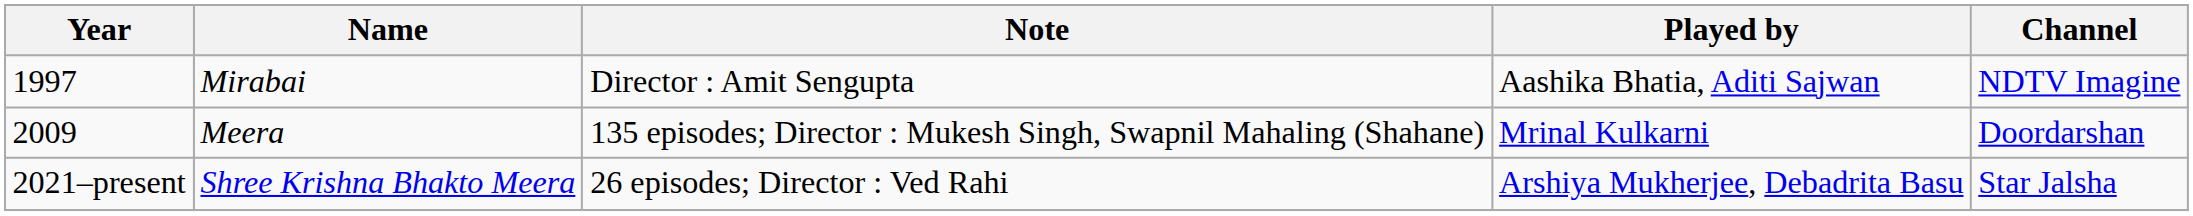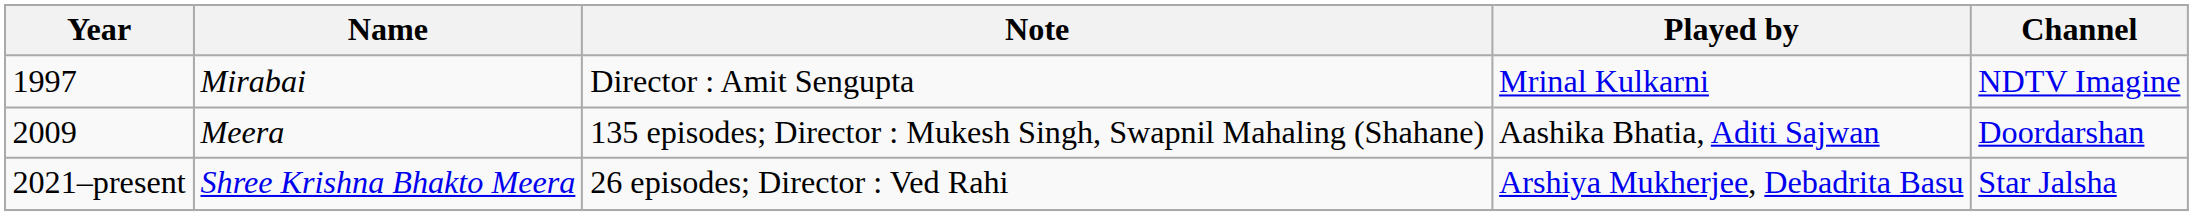(1689, 81) Aashika Bhatia, Aditi Sajwan -> (1604, 81) Mrinal Kulkarni
(1604, 132) Mrinal Kulkarni -> (1689, 132) Aashika Bhatia, Aditi Sajwan
